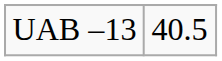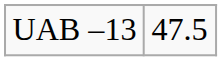(180, 30) 40.5 -> (180, 30) 47.5
